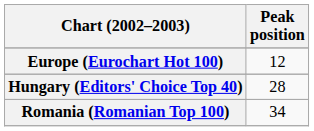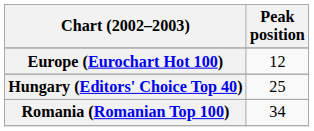(277, 86) 28 -> (277, 86) 25
